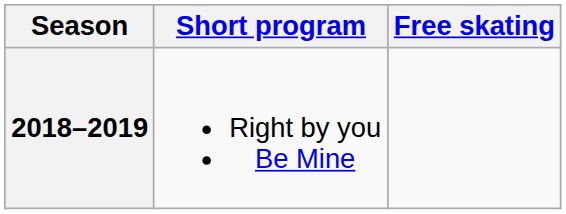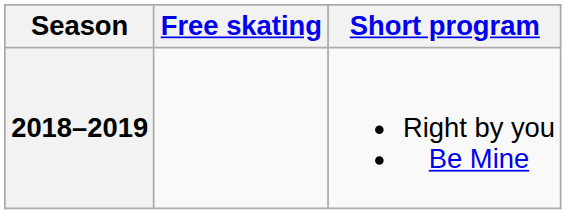columns swapped: (271, 26) <-> (474, 26)
